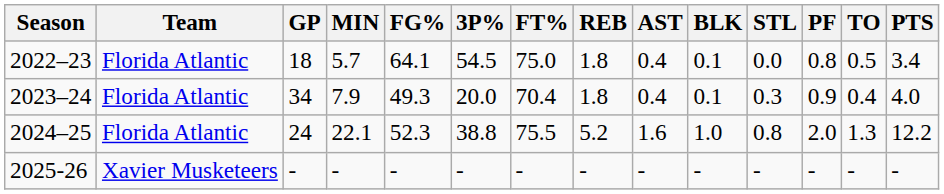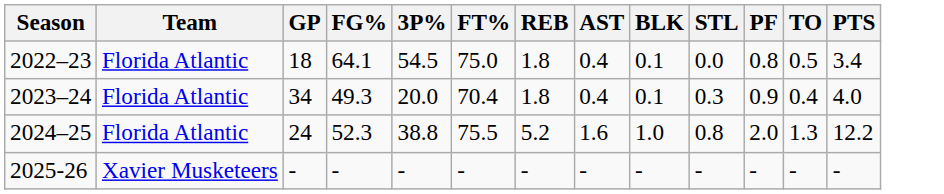- column: (355, 22)
